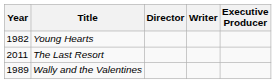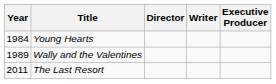(18, 39) 1982 -> (18, 39) 1984
rows swapped: (88, 70) <-> (69, 54)
